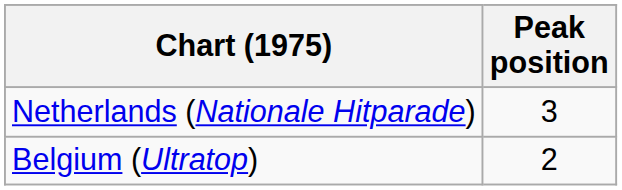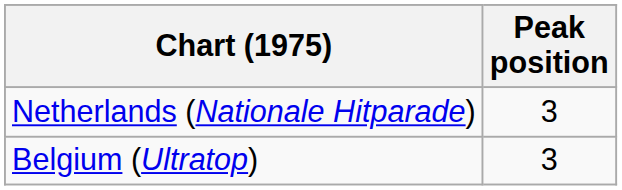(549, 160) 2 -> (549, 160) 3
